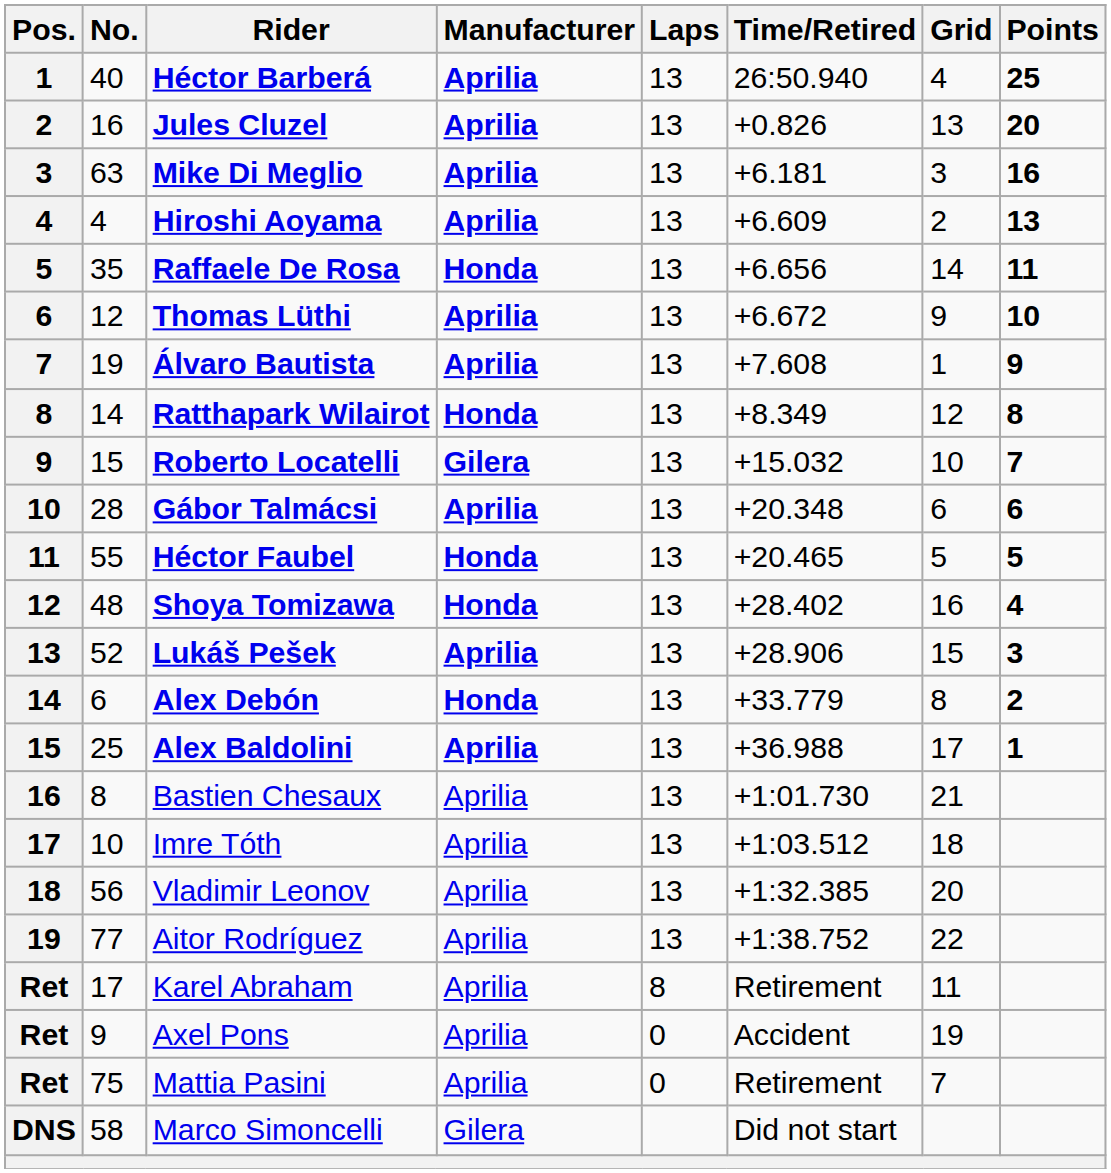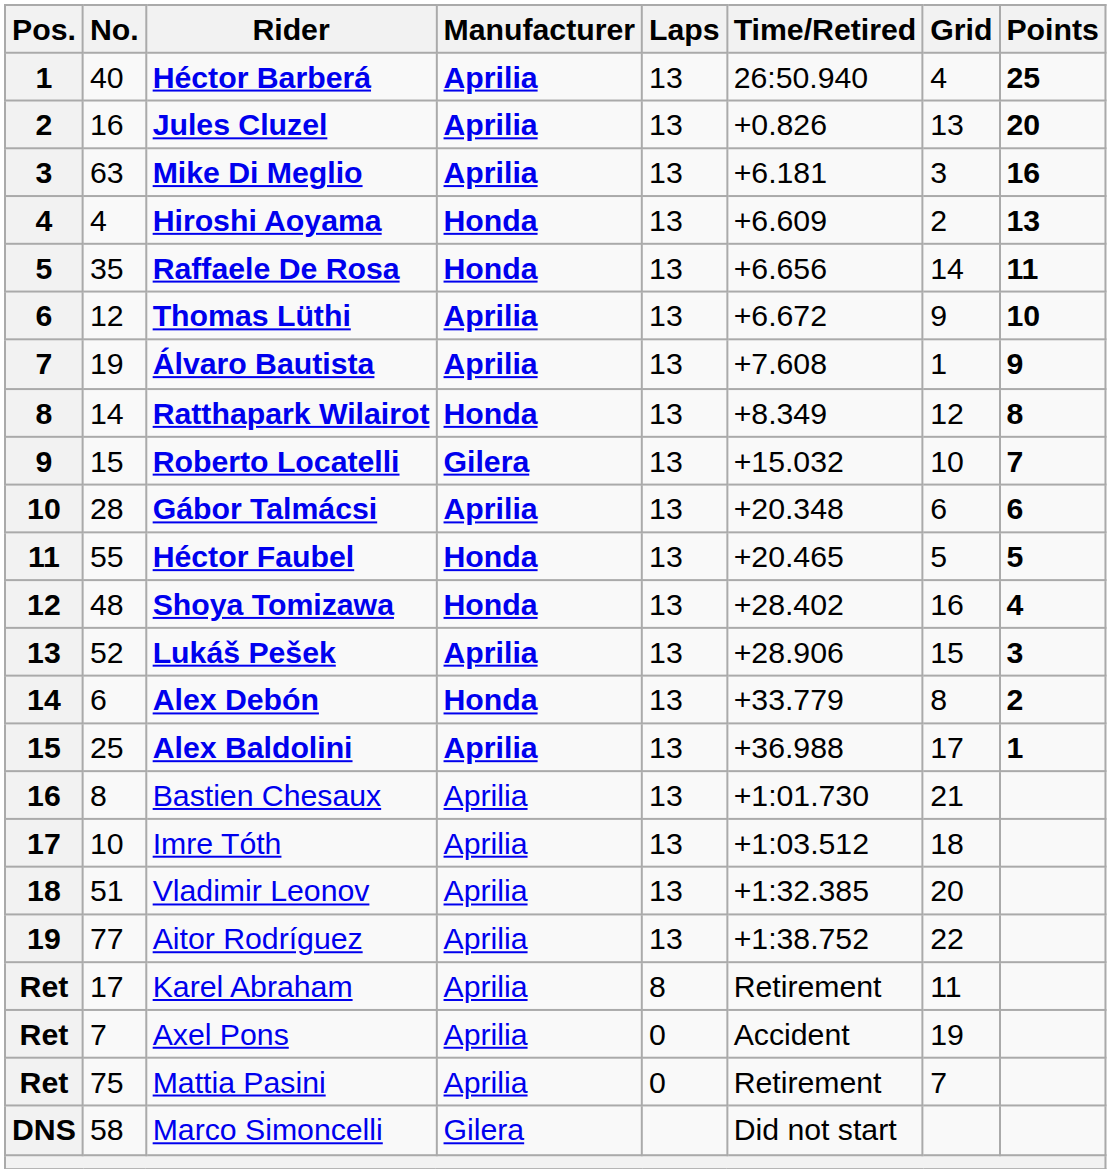(491, 221) Aprilia -> (491, 221) Honda
(107, 891) 56 -> (107, 891) 51
(98, 1035) 9 -> (98, 1035) 7
